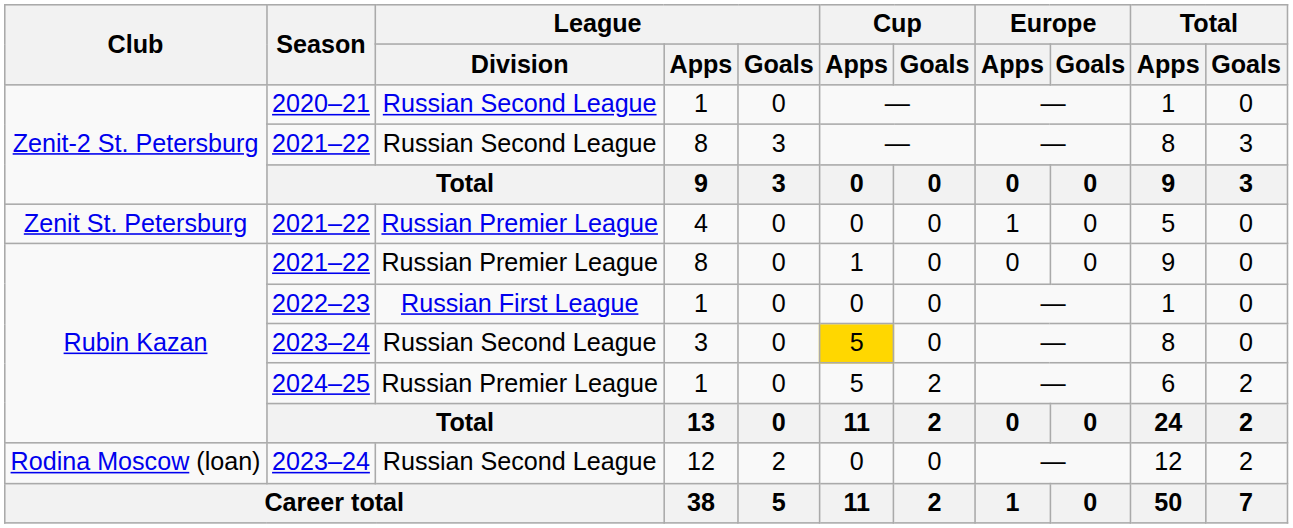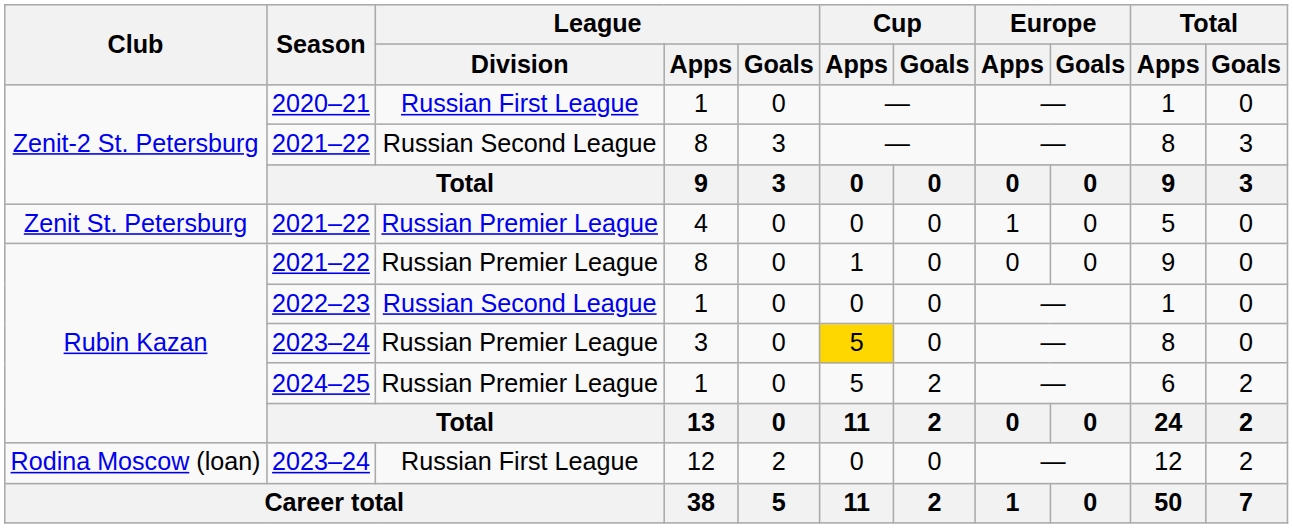(520, 104) Russian Second League -> (520, 104) Russian First League
(520, 303) Russian First League -> (520, 303) Russian Second League
(520, 343) Russian Second League -> (520, 343) Russian Premier League
(520, 462) Russian Second League -> (520, 462) Russian First League
